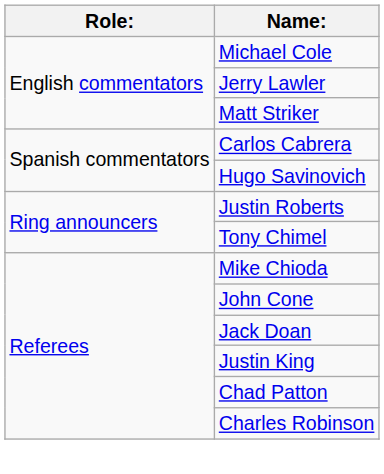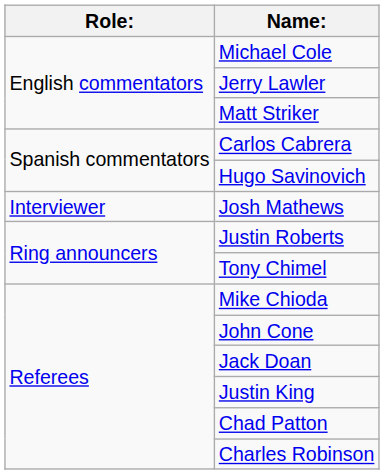+ row: (281, 207)
